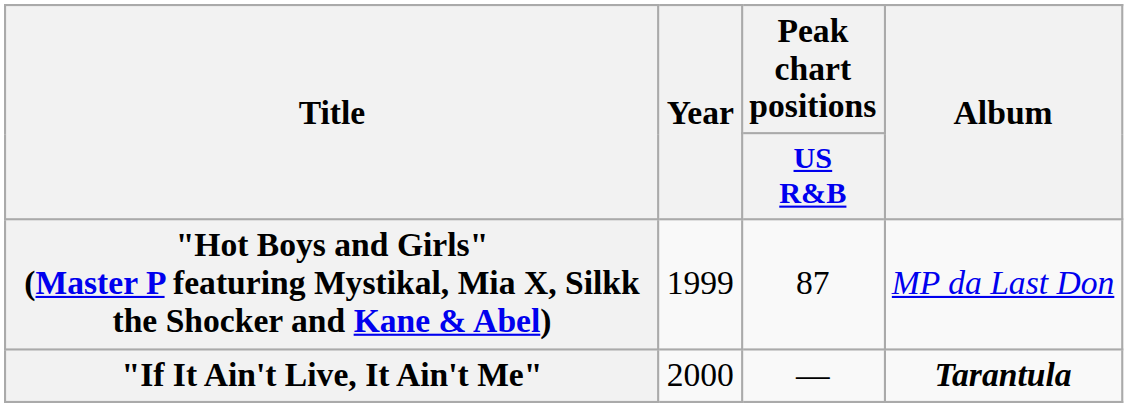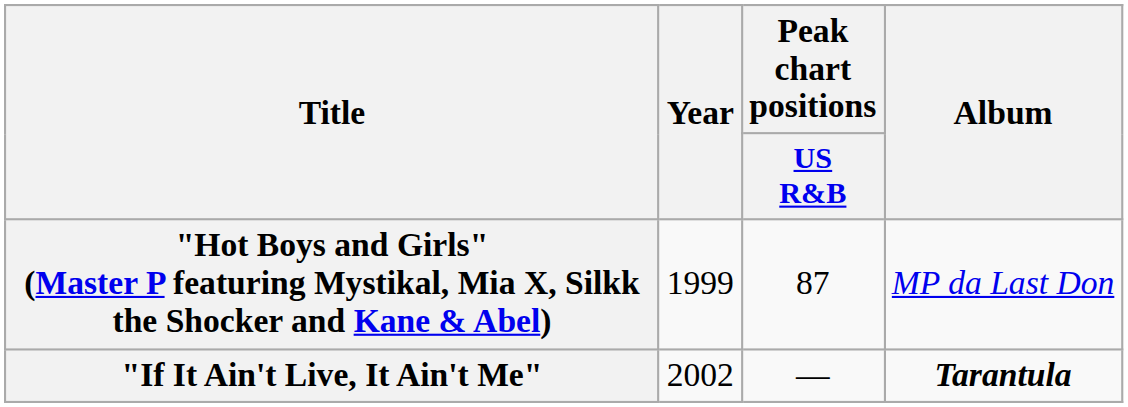(700, 374) 2000 -> (700, 374) 2002
